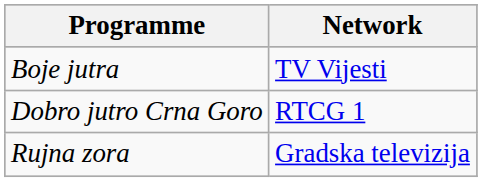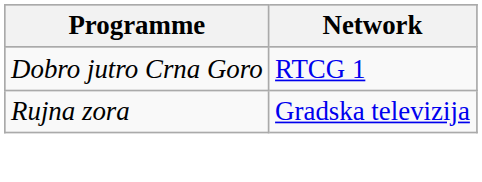- row: (65, 68)
